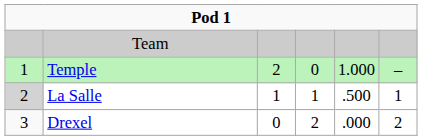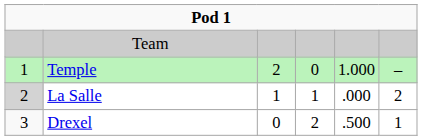(356, 95) .500 -> (356, 95) .000
(398, 95) 1 -> (398, 95) 2
(356, 122) .000 -> (356, 122) .500
(398, 122) 2 -> (398, 122) 1
